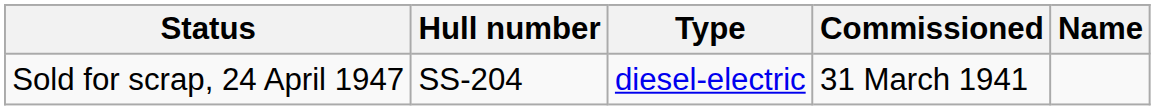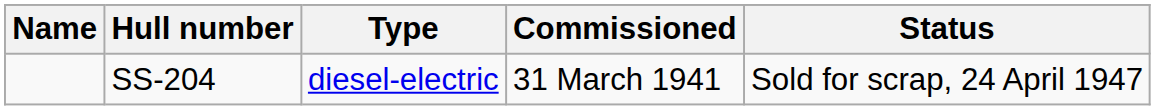columns swapped: (1101, 29) <-> (208, 29)
